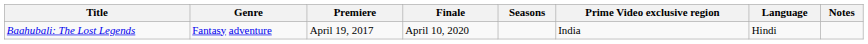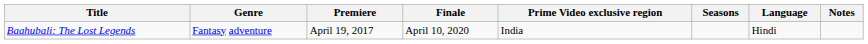columns swapped: (527, 13) <-> (652, 13)
